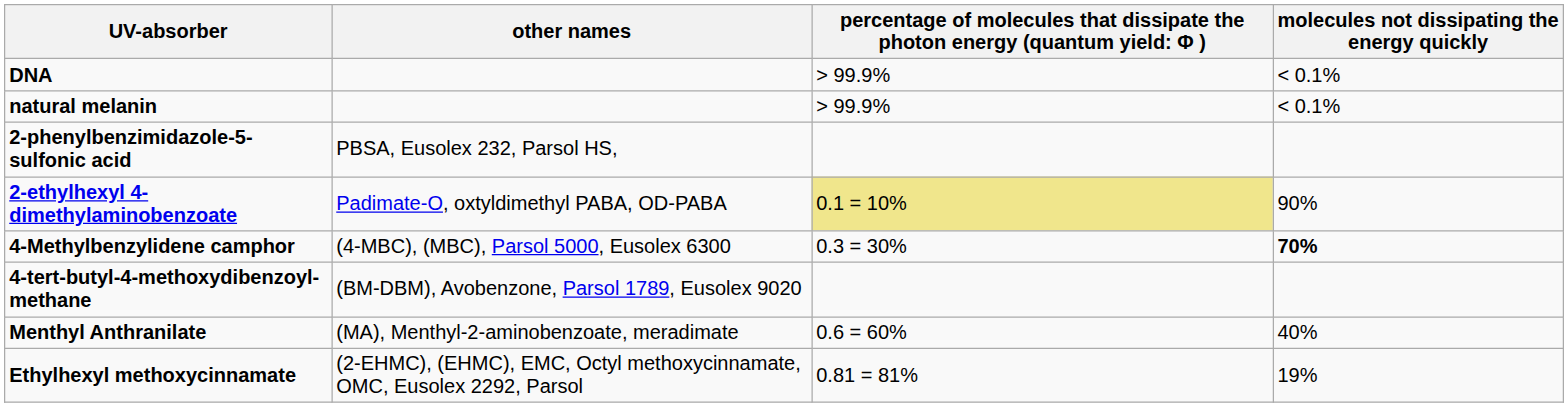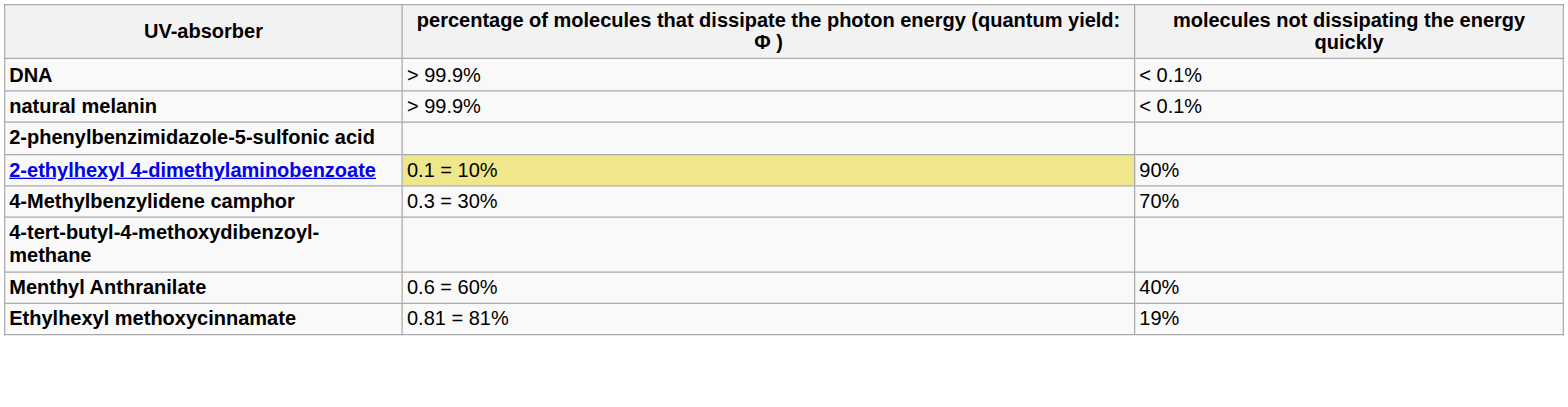- column: (572, 31)
(1297, 246) bold -> (1159, 201) normal
